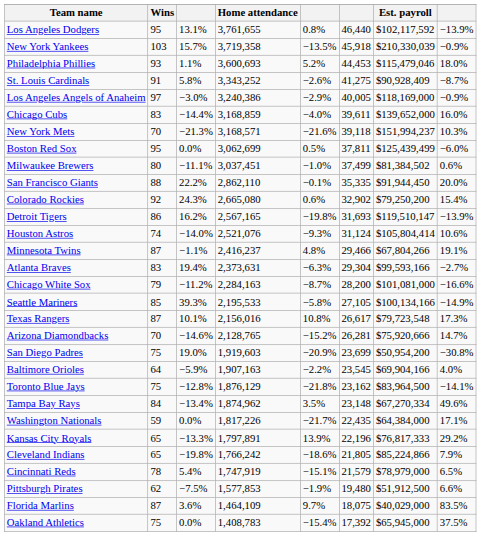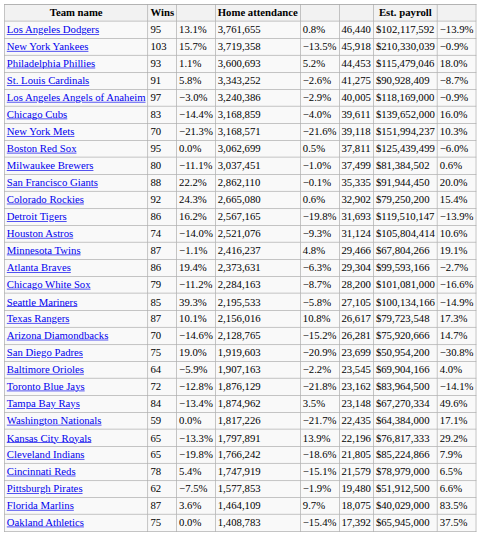(156, 268) 83 -> (156, 268) 86
(156, 387) 75 -> (156, 387) 72
